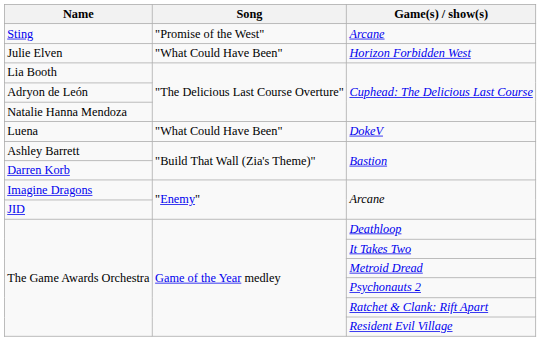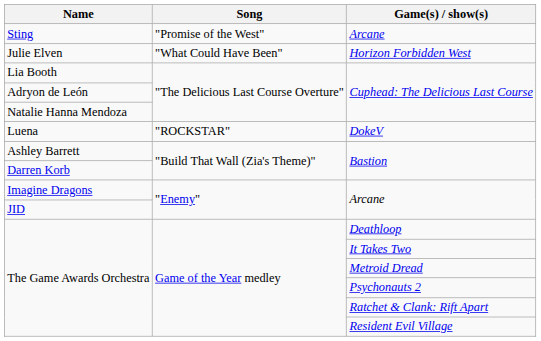(219, 131) "What Could Have Been" -> (193, 131) "ROCKSTAR"
